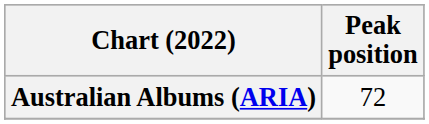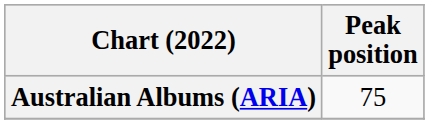(373, 97) 72 -> (373, 97) 75
